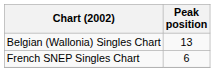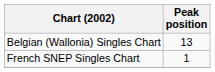(187, 59) 6 -> (187, 59) 1
